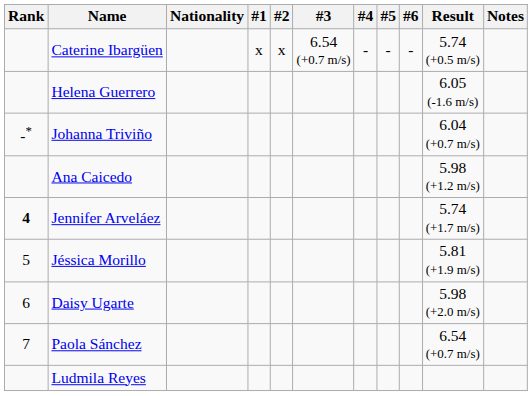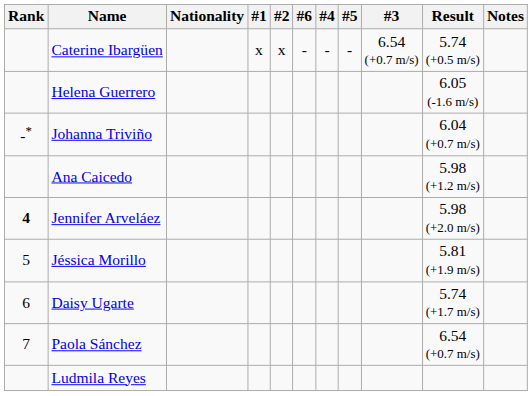columns swapped: (324, 16) <-> (411, 16)
(453, 218) 5.74 (+1.7 m/s) -> (453, 218) 5.98 (+2.0 m/s)
(453, 302) 5.98 (+2.0 m/s) -> (453, 302) 5.74 (+1.7 m/s)
